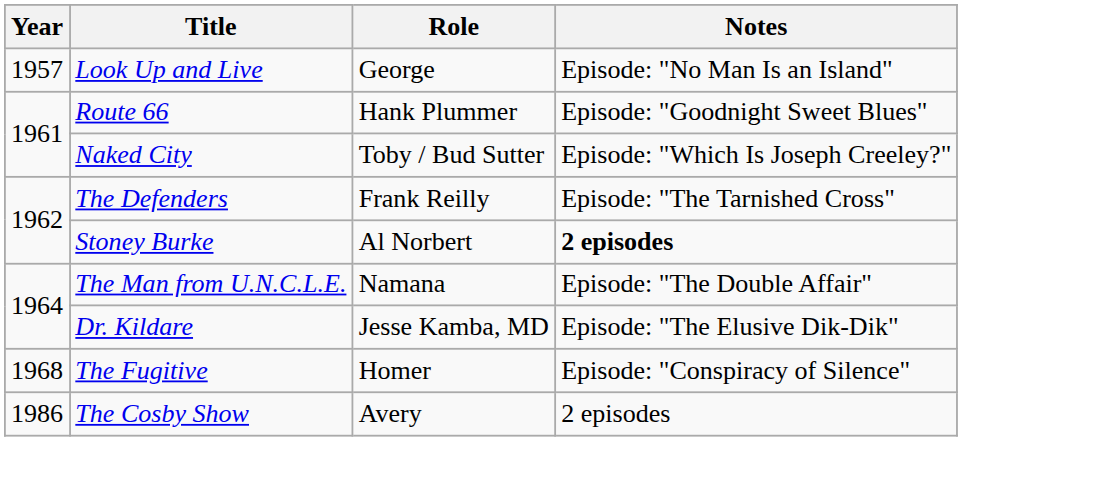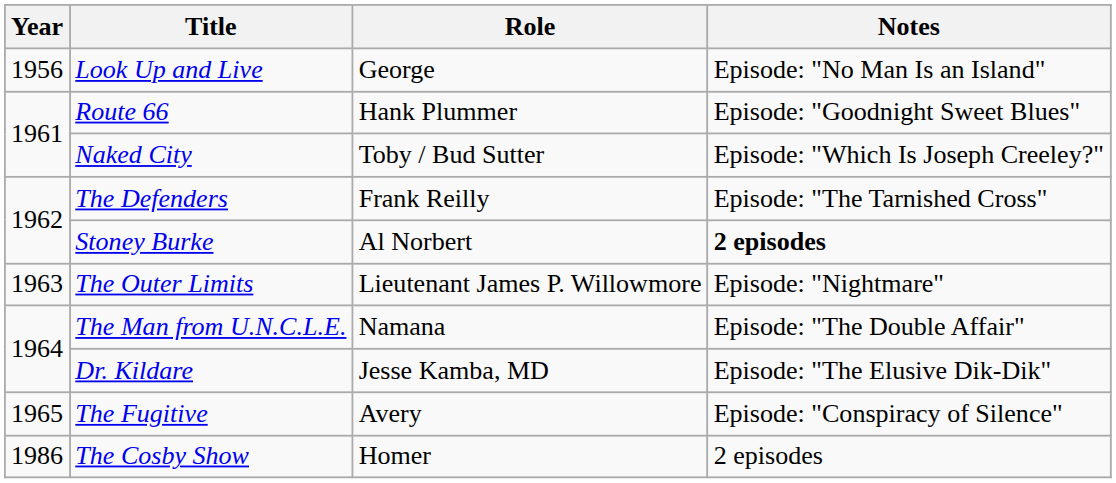(37, 69) 1957 -> (37, 69) 1956
+ row: (164, 284)
(37, 370) 1968 -> (37, 413) 1965
(395, 370) Homer -> (390, 413) Avery
(390, 413) Avery -> (395, 456) Homer
